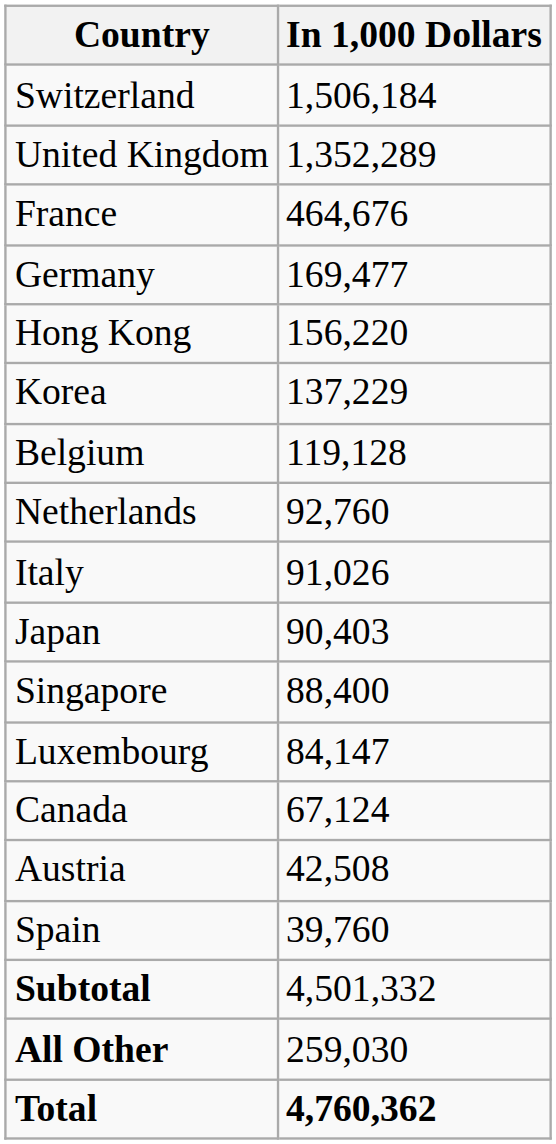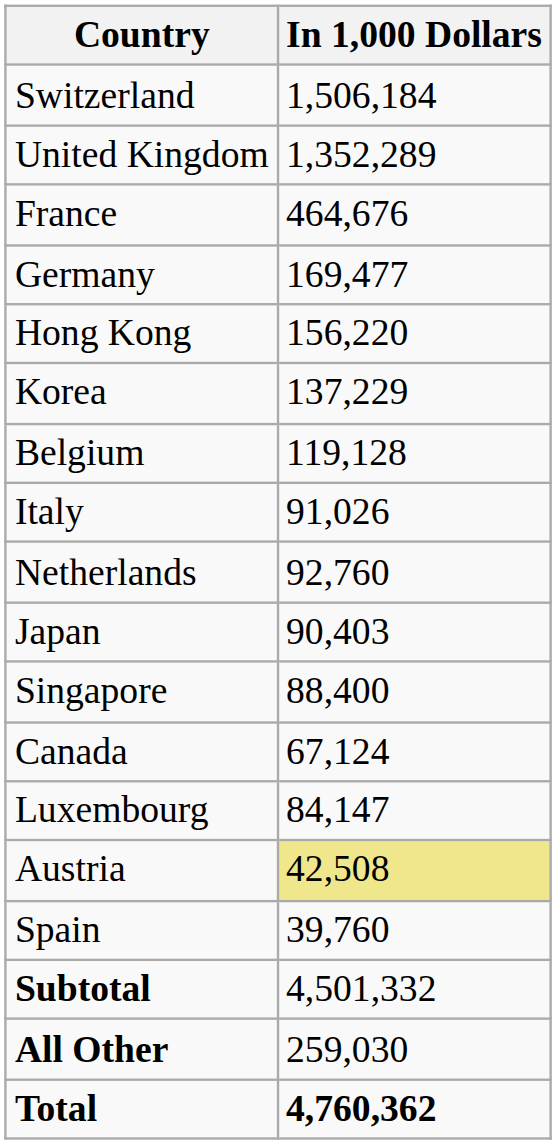rows swapped: (106, 511) <-> (49, 571)
rows swapped: (112, 750) <-> (71, 810)
(338, 869) no background -> (338, 869) khaki background
